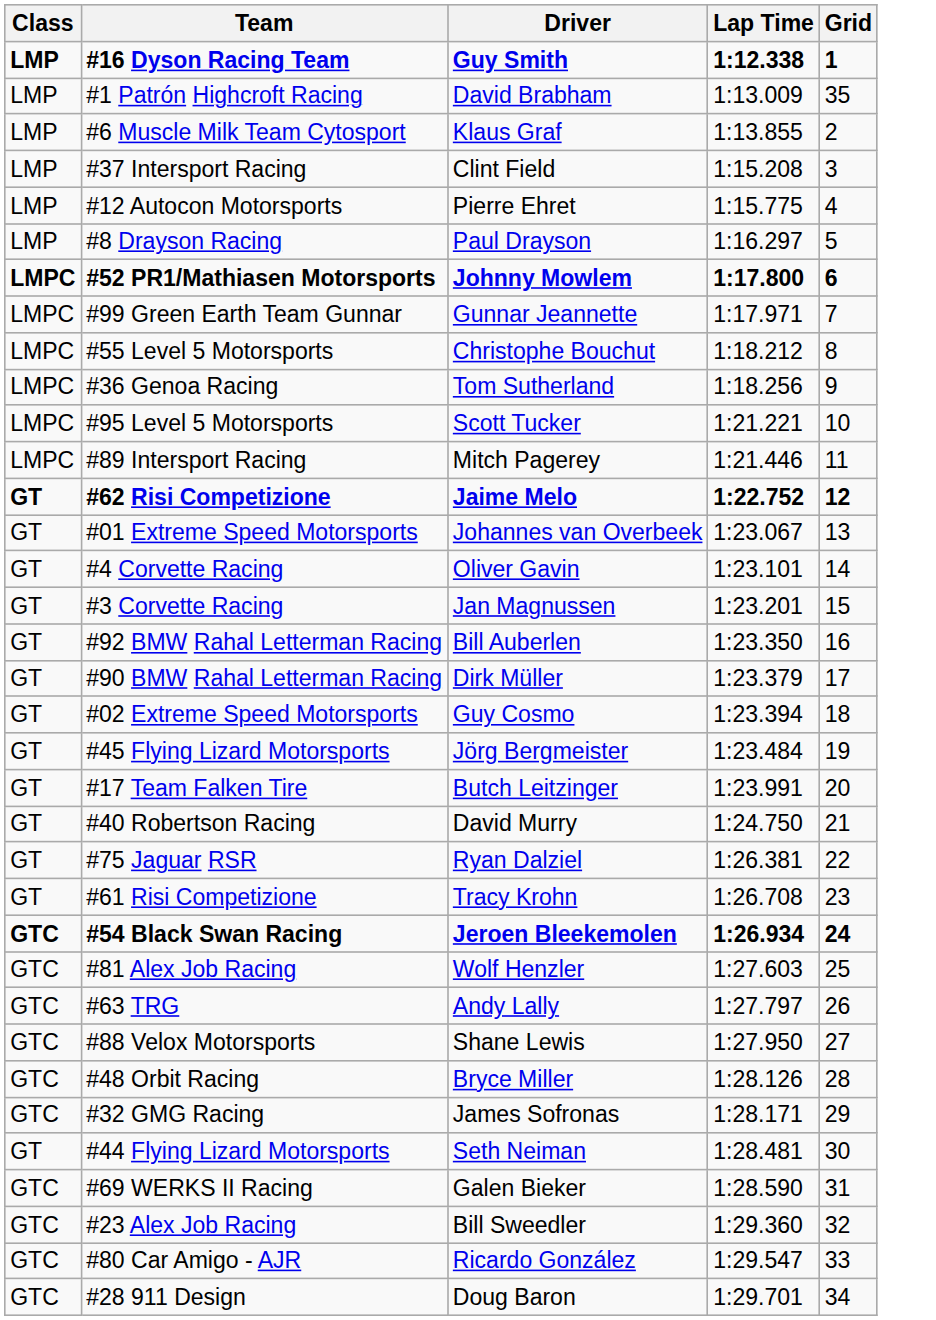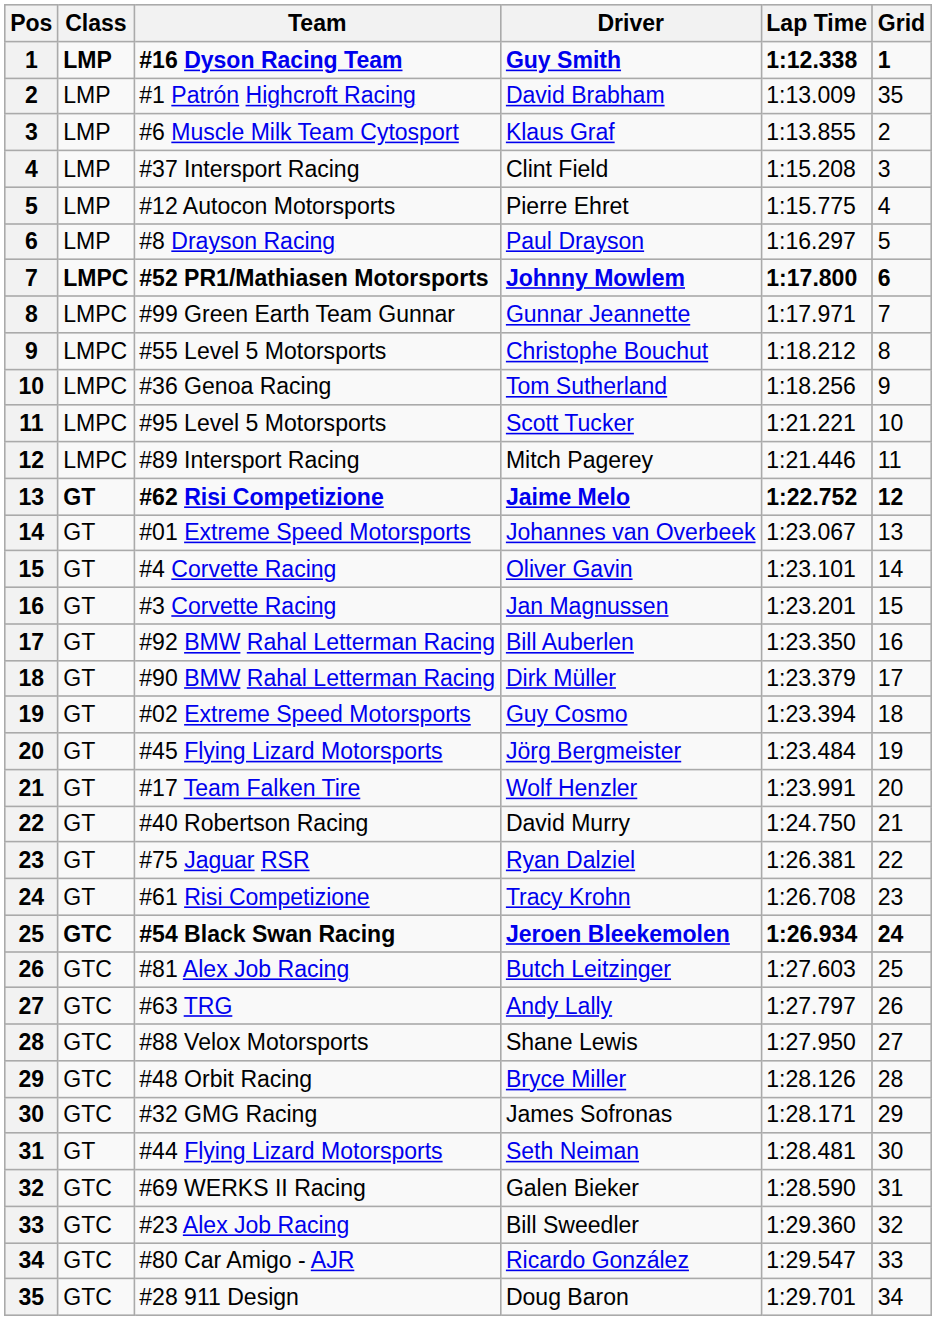+ column: (31, 23)
(535, 788) Butch Leitzinger -> (572, 788) Wolf Henzler
(519, 970) Wolf Henzler -> (588, 970) Butch Leitzinger
